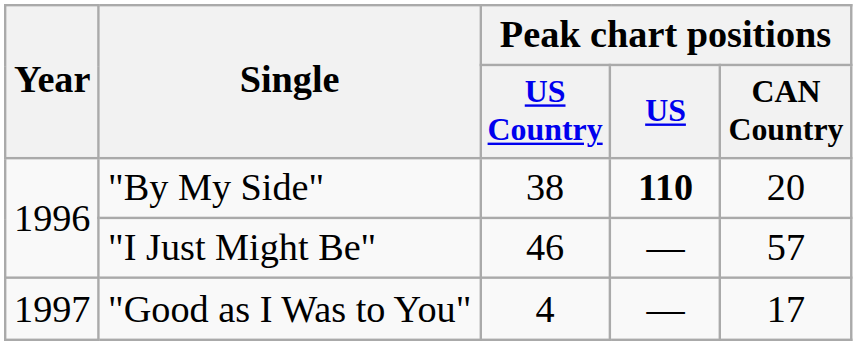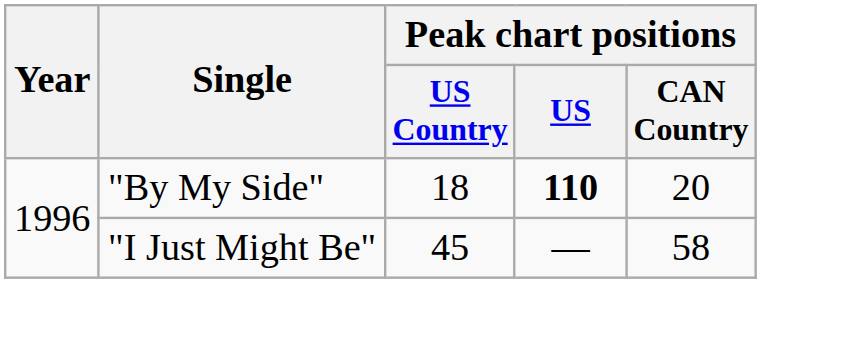(545, 187) 38 -> (450, 187) 18
(545, 247) 46 -> (450, 247) 45
(786, 247) 57 -> (691, 247) 58
- row: (290, 308)
